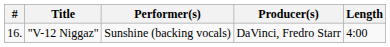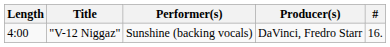columns swapped: (15, 14) <-> (365, 14)
